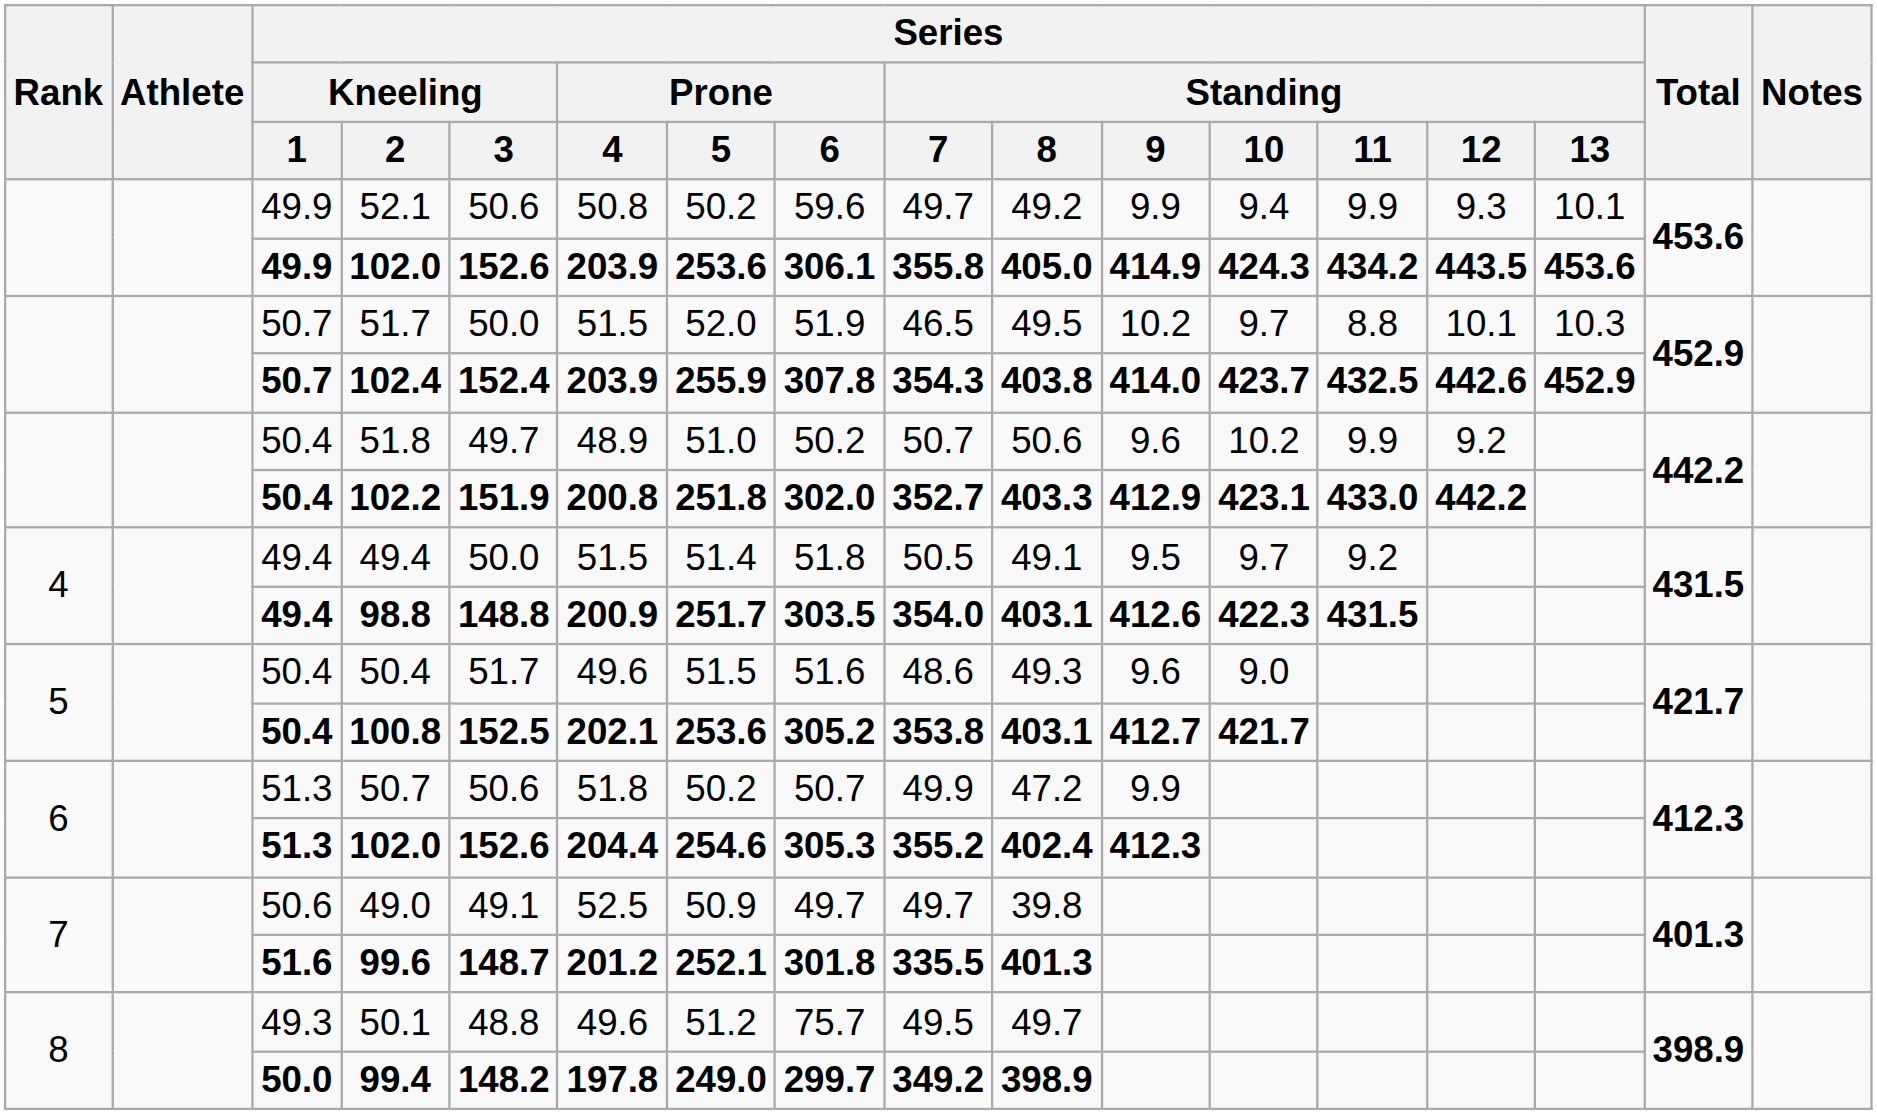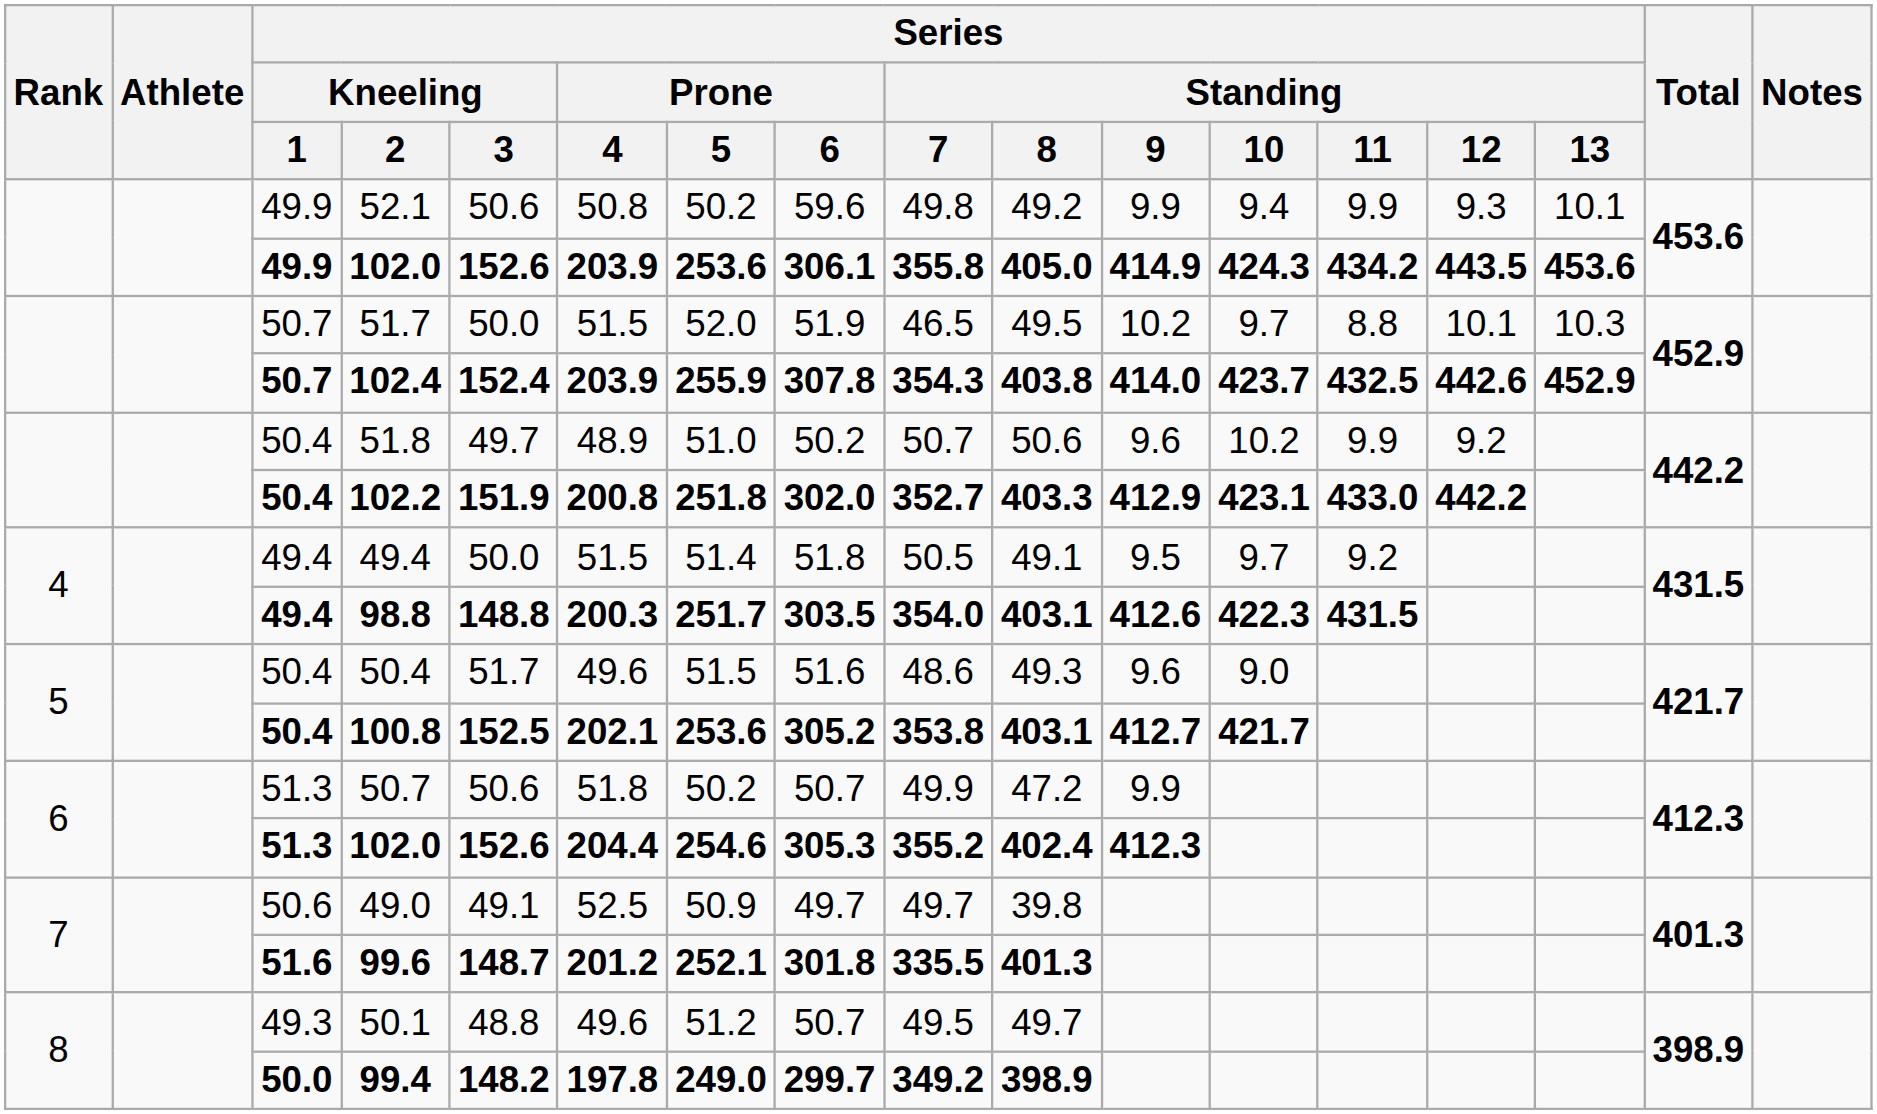(938, 207) 49.7 -> (938, 207) 49.8
(612, 614) 200.9 -> (612, 614) 200.3
(830, 1021) 75.7 -> (830, 1021) 50.7
